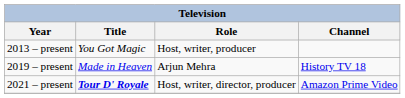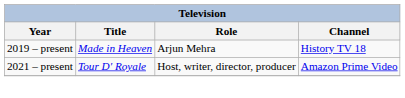- row: (40, 48)
(113, 84) bold -> (112, 66) normal
